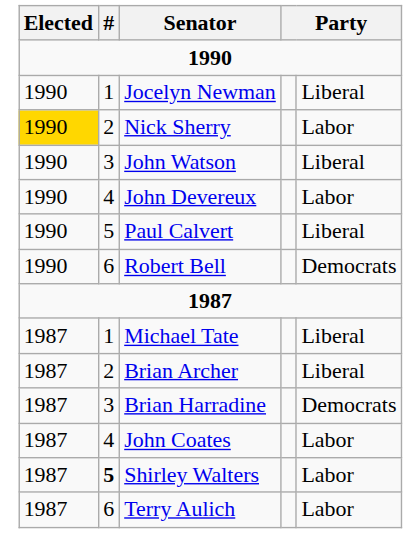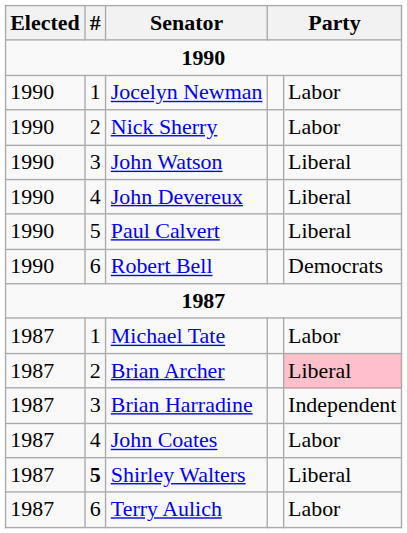(333, 92) Liberal -> (314, 92) Labor
(46, 127) gold background -> (32, 127) no background
(328, 196) Labor -> (320, 196) Liberal
(333, 335) Liberal -> (314, 335) Labor
(333, 370) no background -> (320, 370) pink background
(349, 405) Democrats -> (342, 405) Independent
(328, 474) Labor -> (320, 474) Liberal
